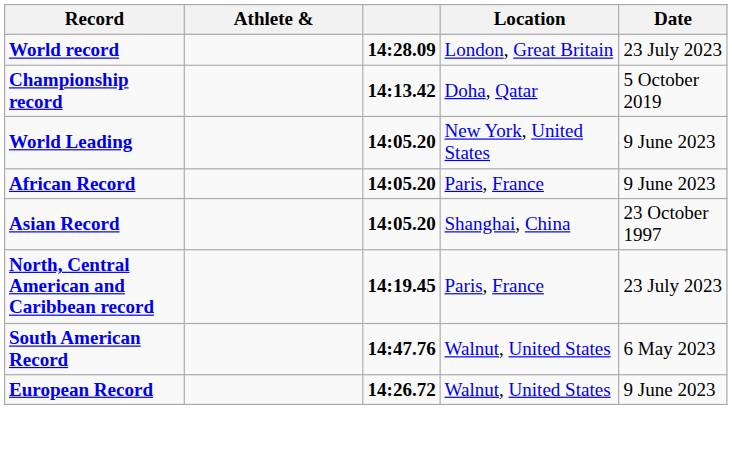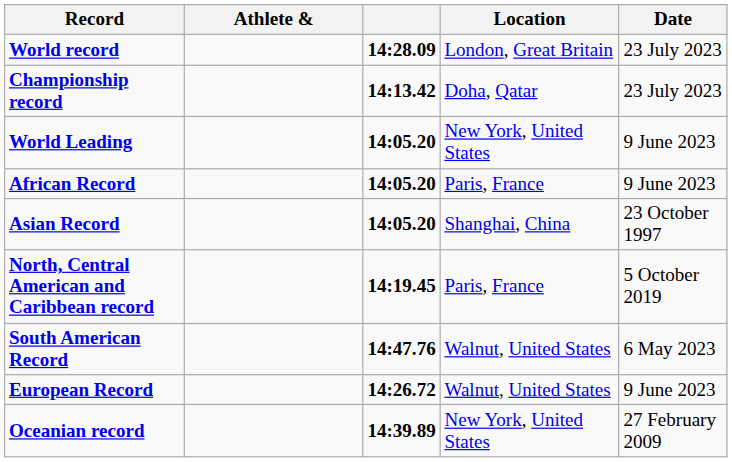(661, 90) 5 October 2019 -> (673, 90) 23 July 2023
(673, 286) 23 July 2023 -> (661, 286) 5 October 2019
+ row: (77, 430)
